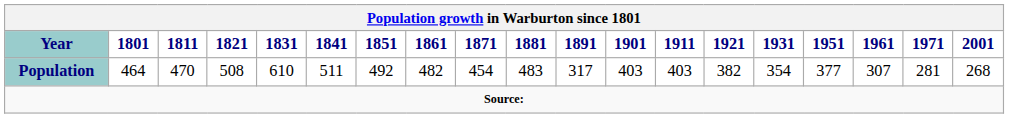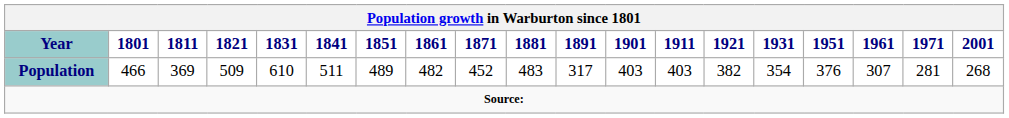(133, 71) 464 -> (133, 71) 466
(182, 71) 470 -> (182, 71) 369
(232, 71) 508 -> (232, 71) 509
(381, 71) 492 -> (381, 71) 489
(481, 71) 454 -> (481, 71) 452
(829, 71) 377 -> (829, 71) 376
